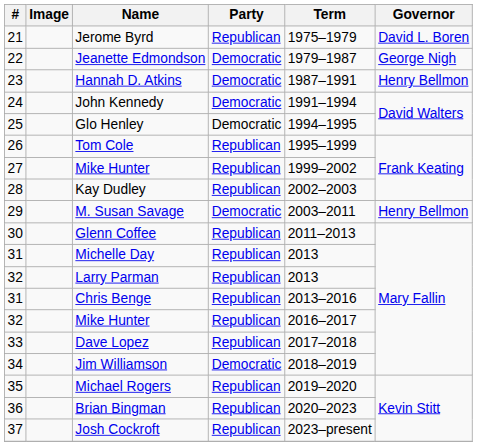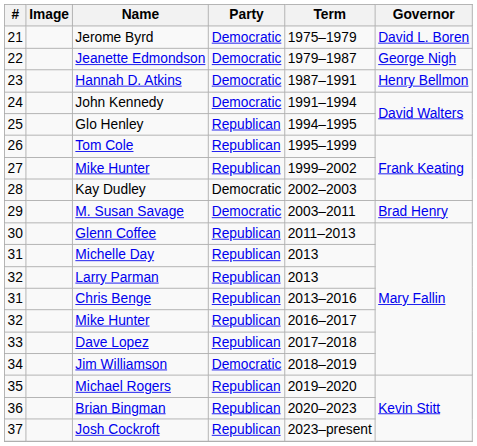(246, 37) Republican -> (247, 37) Democratic
(247, 124) Democratic -> (246, 124) Republican
(246, 189) Republican -> (247, 189) Democratic
(423, 211) Henry Bellmon -> (413, 211) Brad Henry
